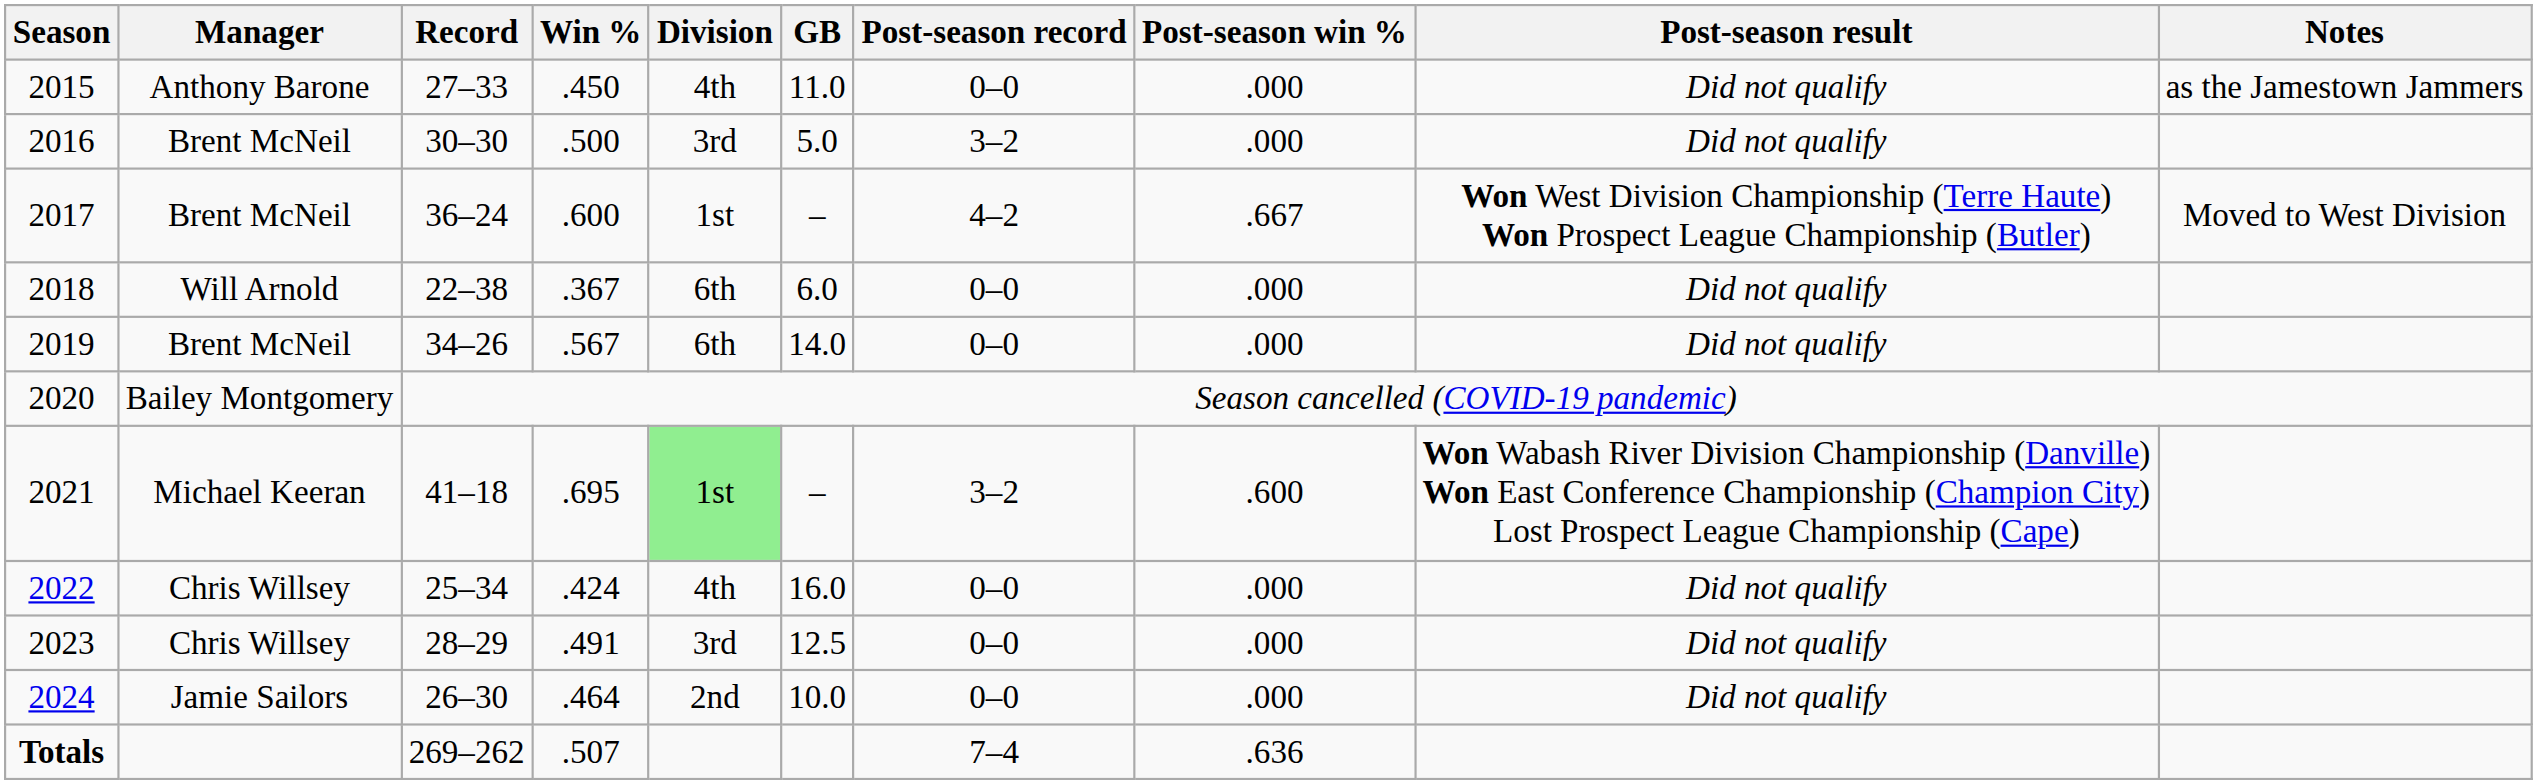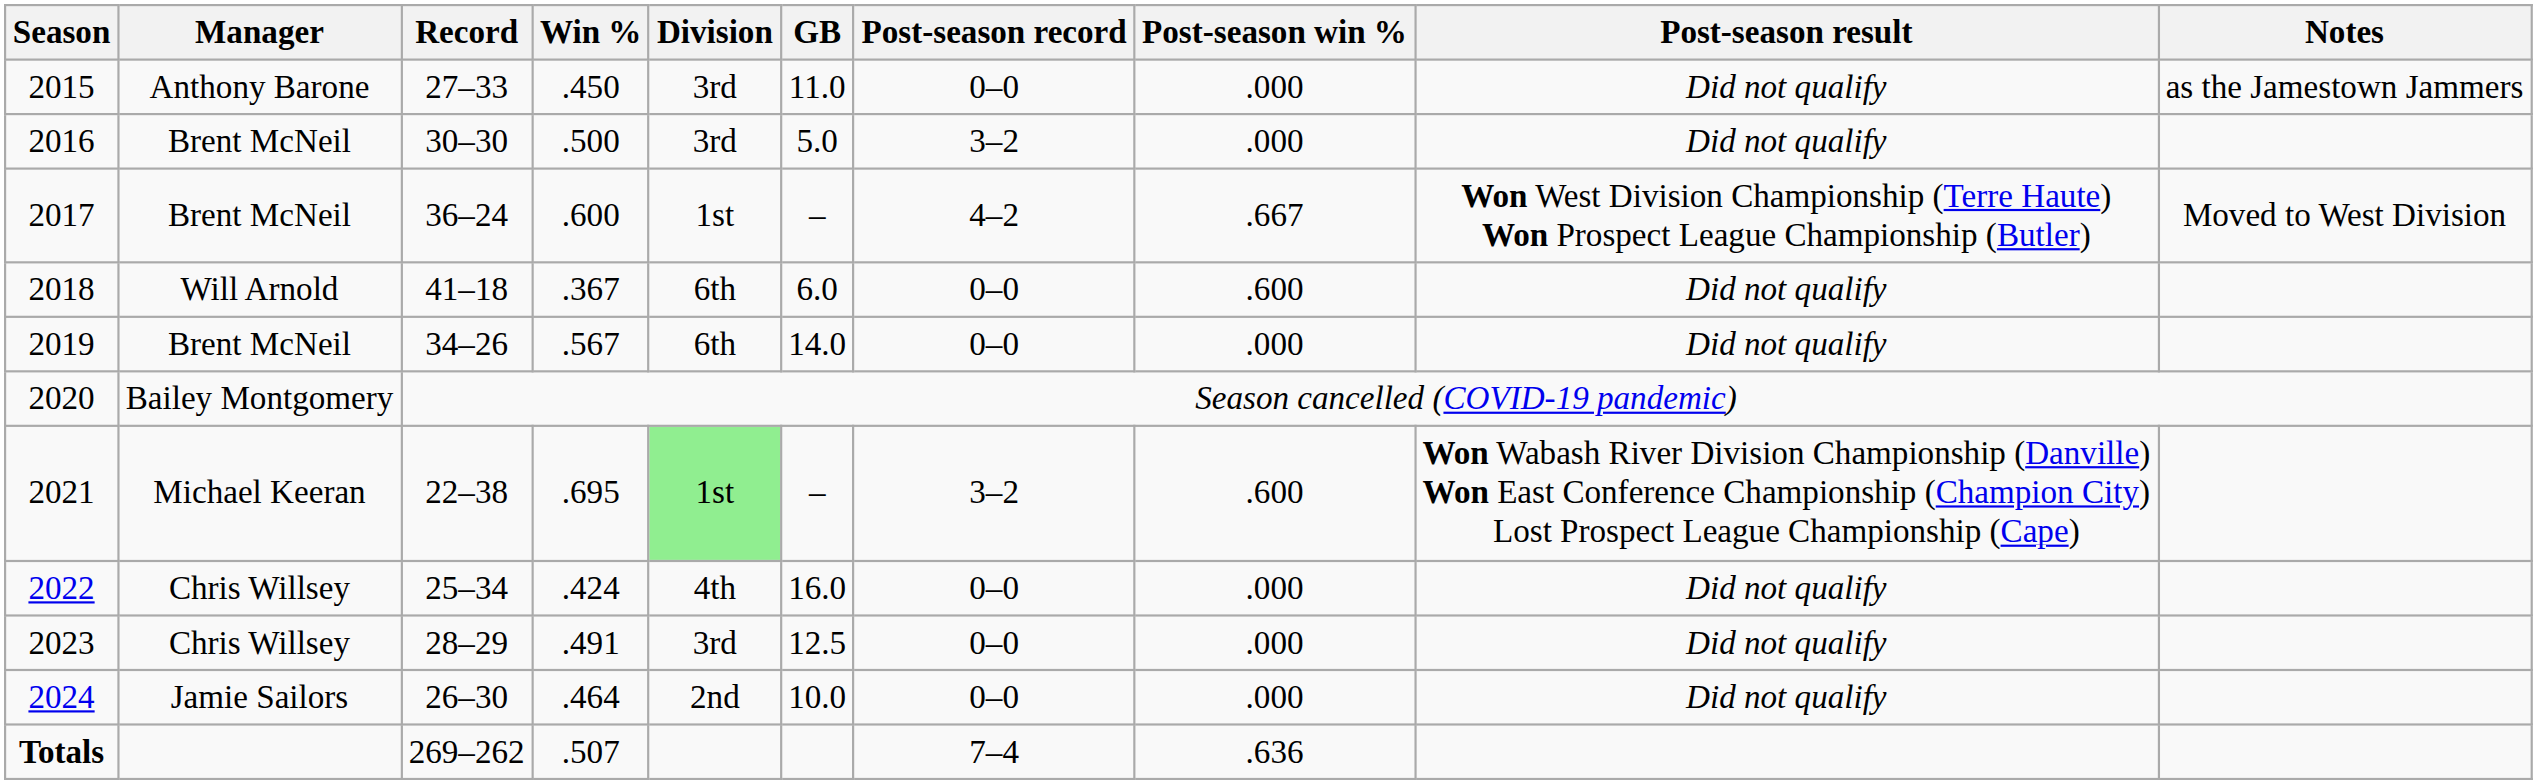(715, 86) 4th -> (715, 86) 3rd
(467, 289) 22–38 -> (467, 289) 41–18
(1275, 289) .000 -> (1275, 289) .600
(467, 492) 41–18 -> (467, 492) 22–38
